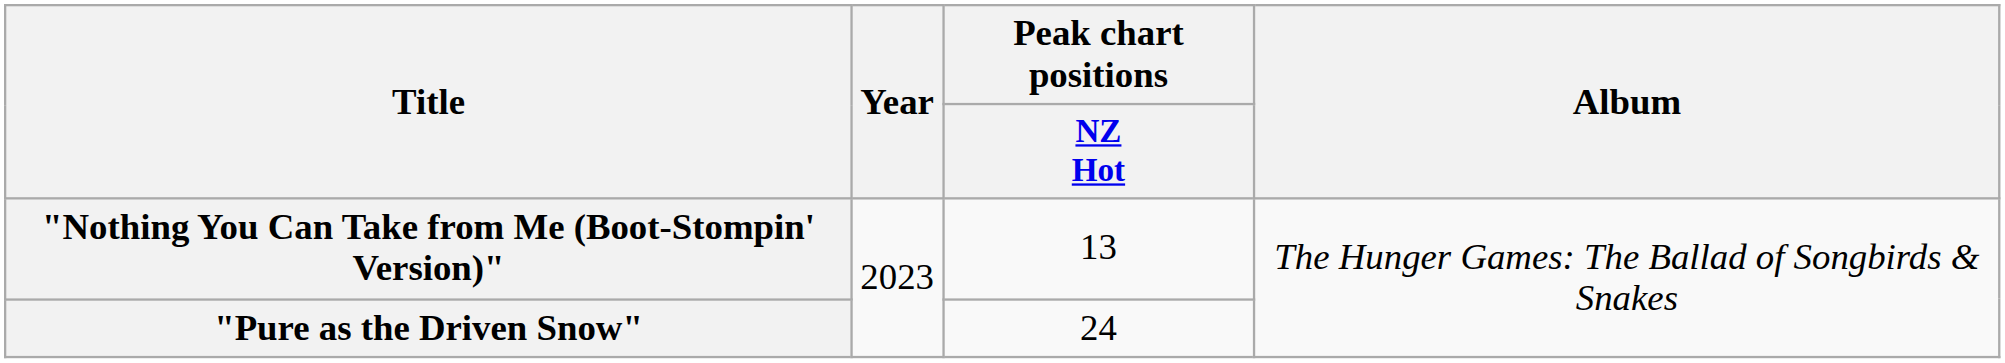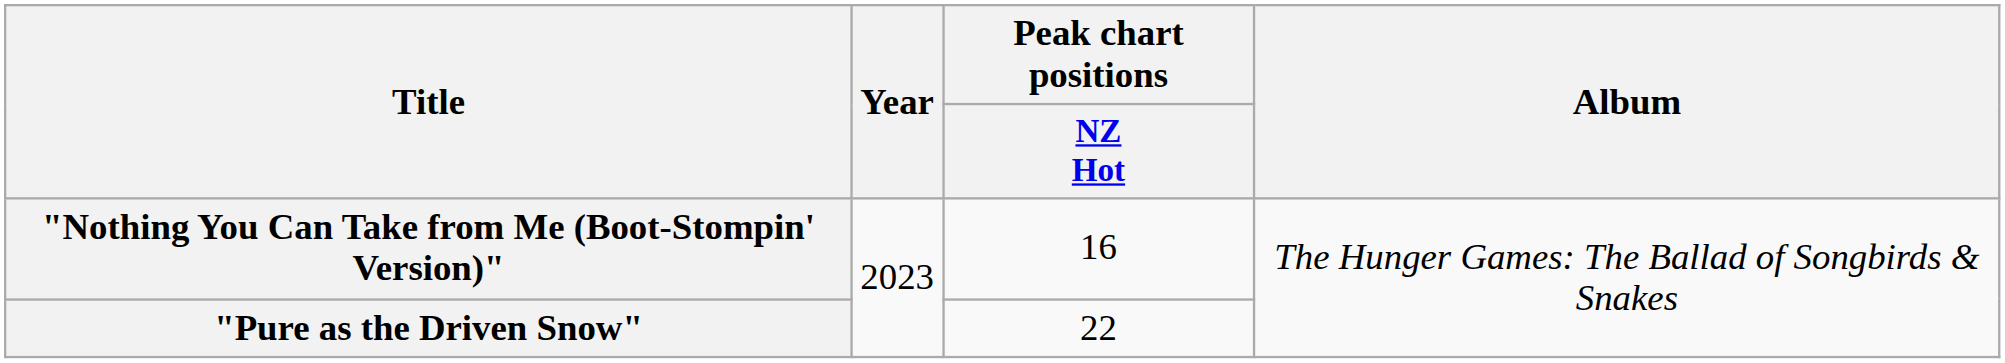(1098, 247) 13 -> (1098, 247) 16
(1098, 326) 24 -> (1098, 326) 22
